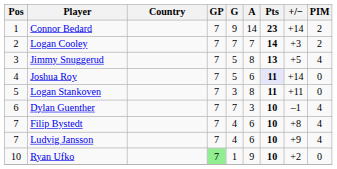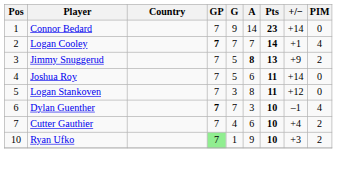(320, 28) 2 -> (320, 28) 0
(217, 44) normal -> (217, 44) bold
(296, 44) +3 -> (296, 44) +1
(320, 44) 2 -> (320, 44) 4
(252, 60) normal -> (252, 60) bold
(296, 60) +5 -> (296, 60) +9
(320, 60) 4 -> (320, 60) 2
(272, 76) lavender background -> (272, 76) no background
(296, 92) +11 -> (296, 92) +12
(217, 108) normal -> (217, 108) bold
- row: (56, 124)
+ row: (62, 124)
- row: (62, 140)
(296, 156) +2 -> (296, 140) +3
(320, 156) 0 -> (320, 140) 2
